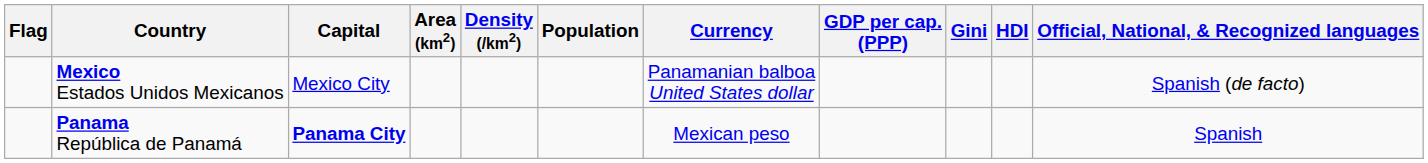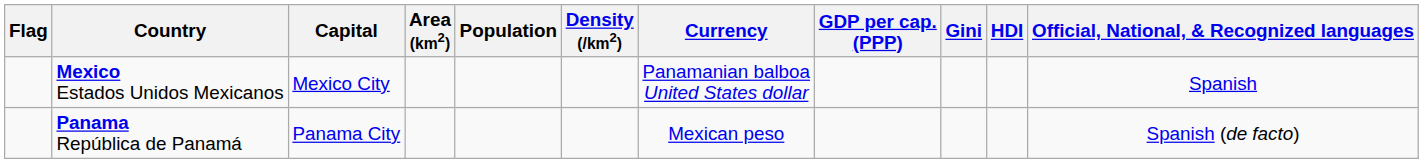columns swapped: (590, 31) <-> (499, 31)
(1228, 83) Spanish (de facto) -> (1223, 83) Spanish
(349, 134) bold -> (346, 134) normal
(1228, 134) Spanish -> (1223, 134) Spanish (de facto)
